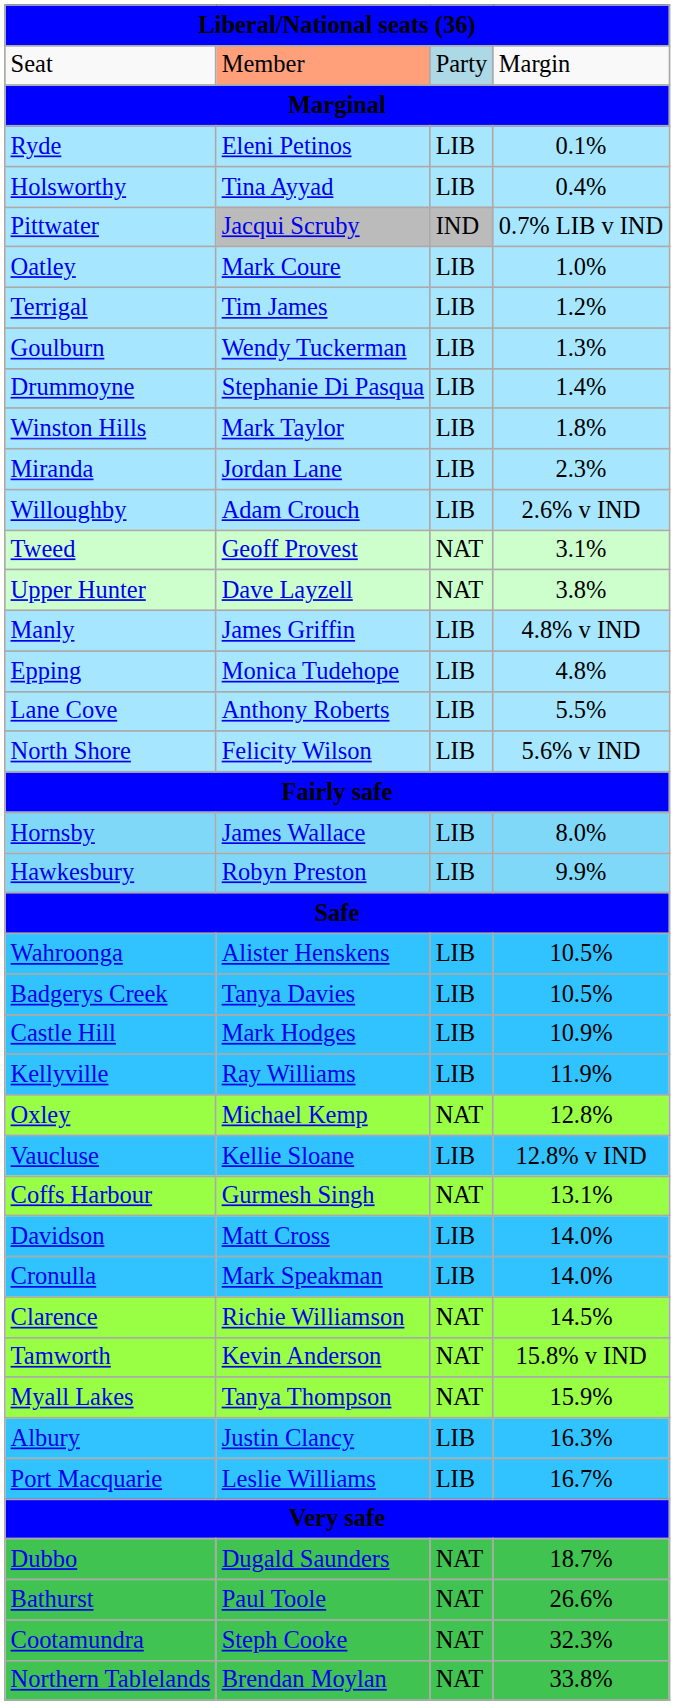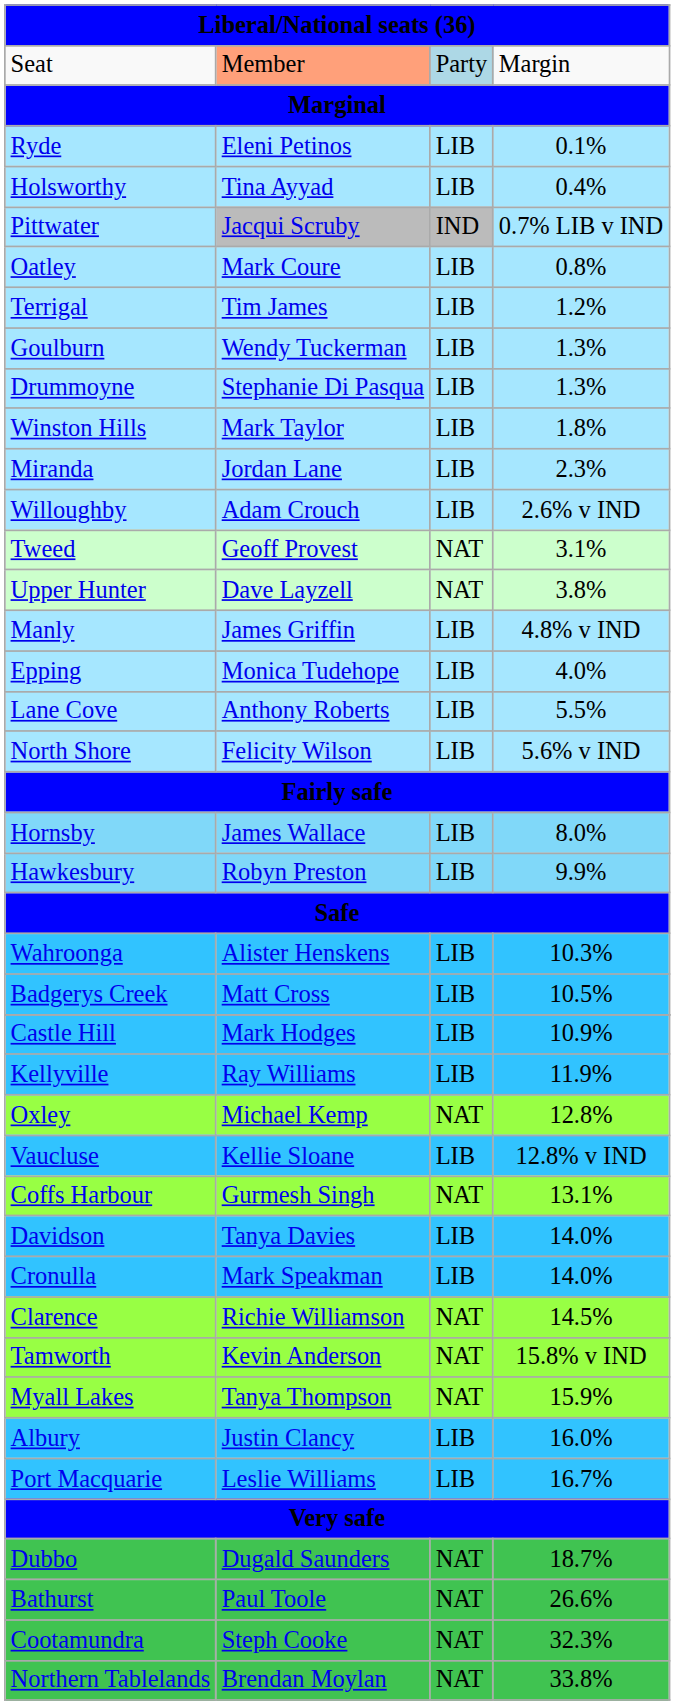(581, 266) 1.0% -> (581, 266) 0.8%
(581, 387) 1.4% -> (581, 387) 1.3%
(581, 670) 4.8% -> (581, 670) 4.0%
(581, 953) 10.5% -> (581, 953) 10.3%
(288, 993) Tanya Davies -> (276, 993) Matt Cross
(276, 1235) Matt Cross -> (288, 1235) Tanya Davies
(581, 1437) 16.3% -> (581, 1437) 16.0%
